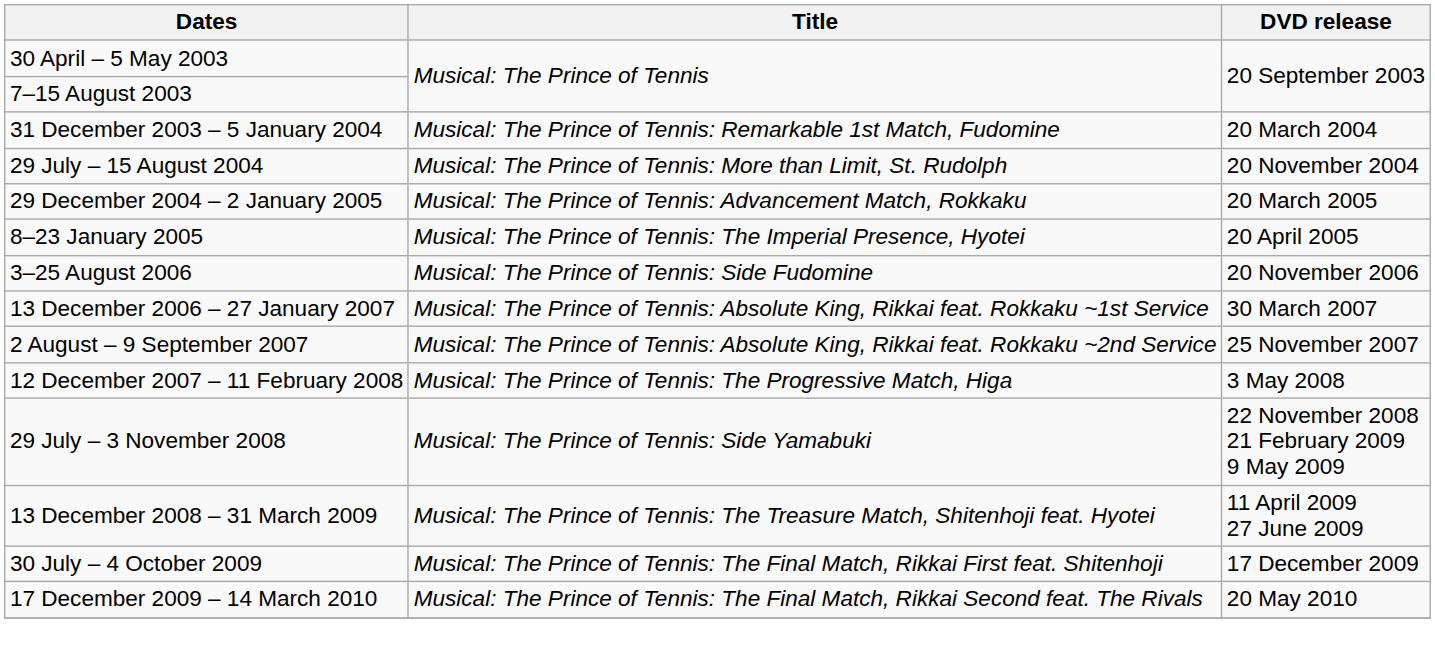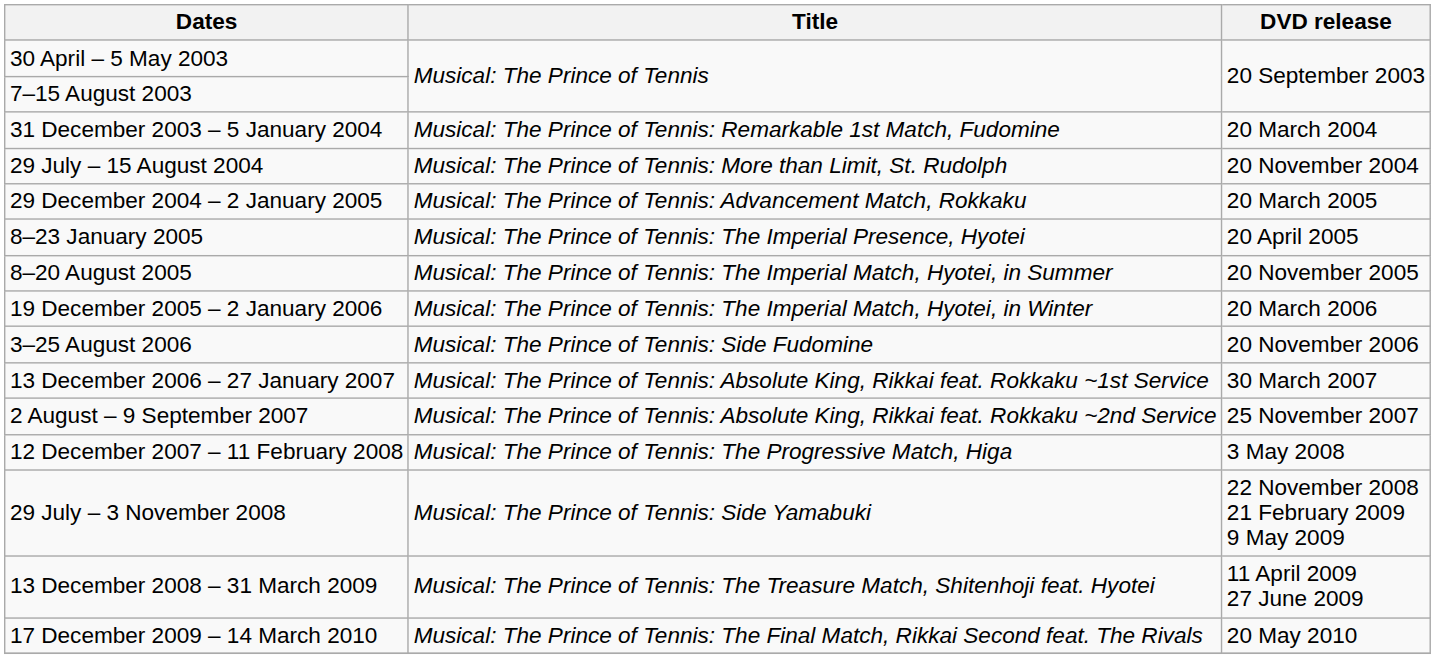+ row: (101, 272)
+ row: (196, 308)
- row: (136, 563)
